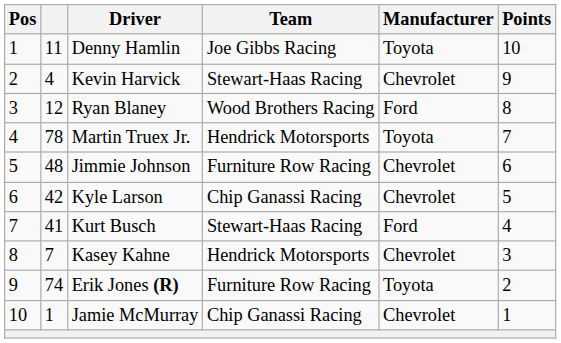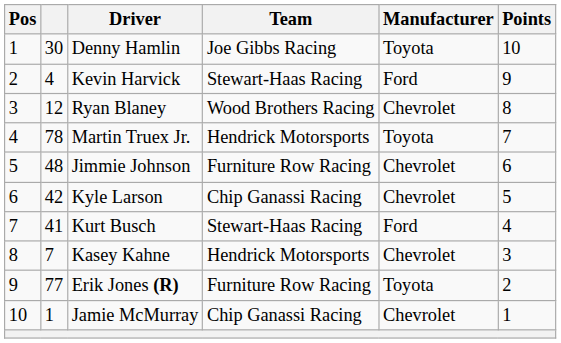(54, 48) 11 -> (54, 48) 30
(419, 78) Chevrolet -> (400, 78) Ford
(400, 107) Ford -> (419, 107) Chevrolet
(54, 284) 74 -> (54, 284) 77
